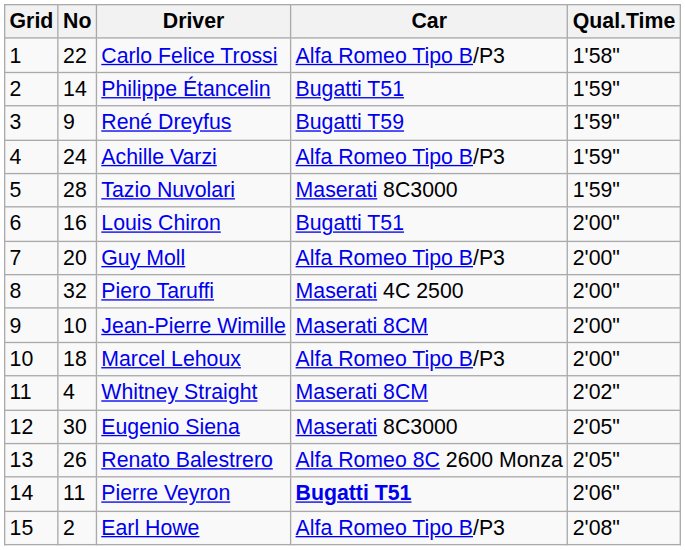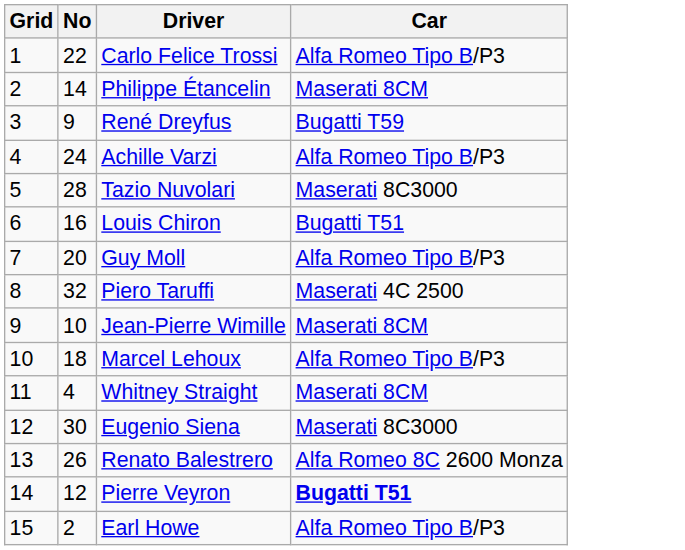- column: (624, 21)
(350, 88) Bugatti T51 -> (362, 88) Maserati 8CM
(74, 493) 11 -> (75, 493) 12
